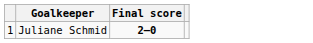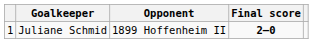+ column: (169, 13)
